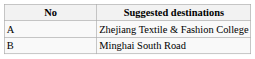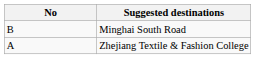rows swapped: (174, 29) <-> (143, 45)
